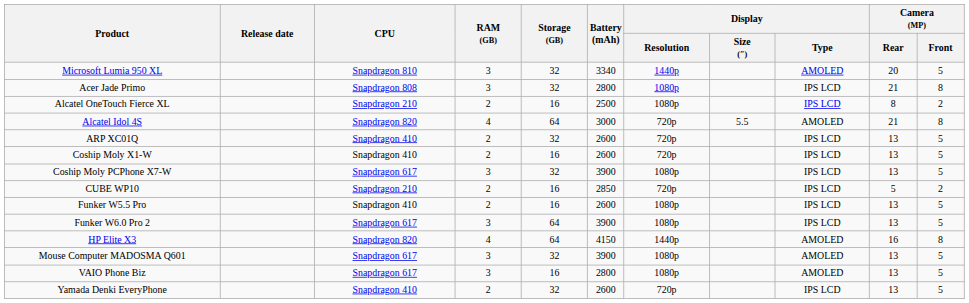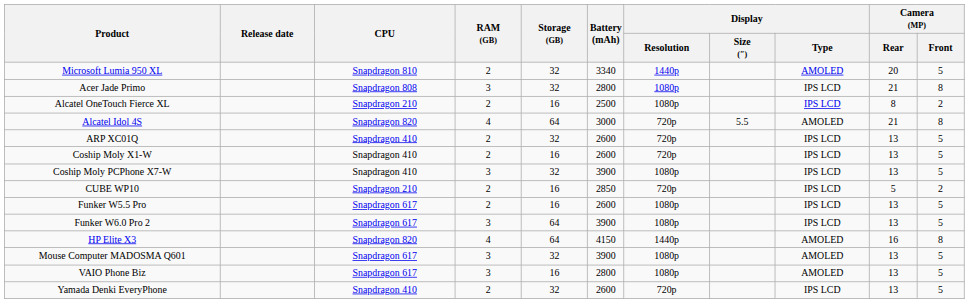(488, 70) 3 -> (488, 70) 2
(385, 172) Snapdragon 617 -> (385, 172) Snapdragon 410
(385, 205) Snapdragon 410 -> (385, 205) Snapdragon 617
